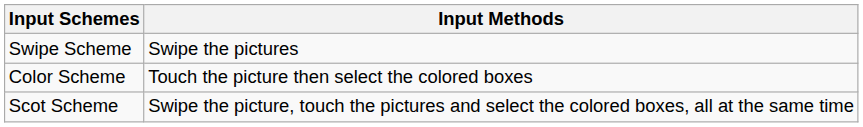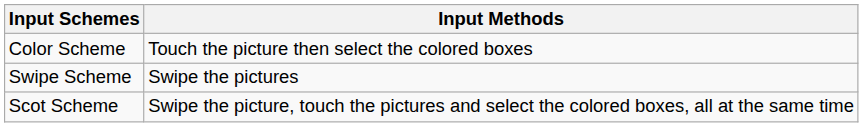rows swapped: (70, 48) <-> (67, 77)
